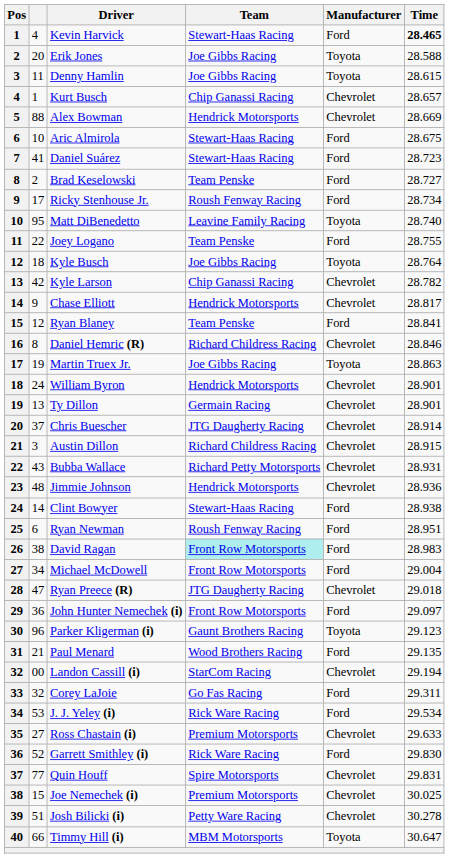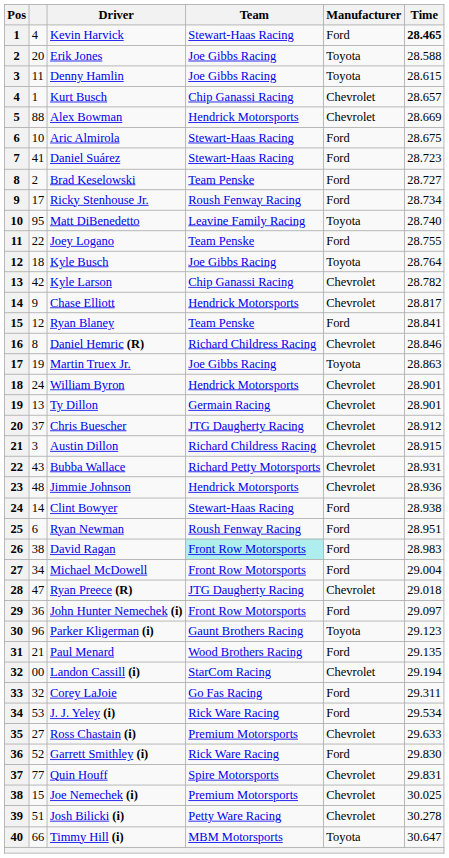(424, 425) 28.914 -> (424, 425) 28.912
